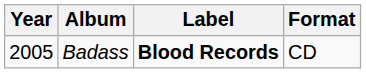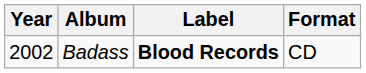(31, 51) 2005 -> (31, 51) 2002
